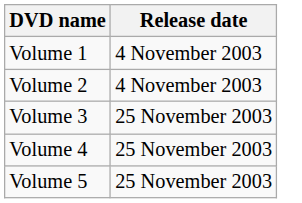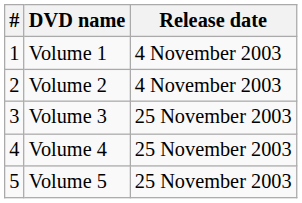+ column: (14, 20)
